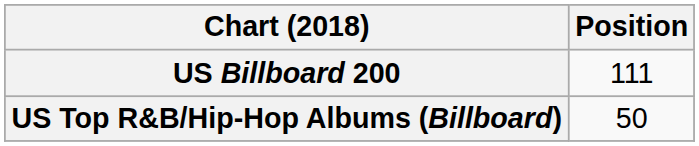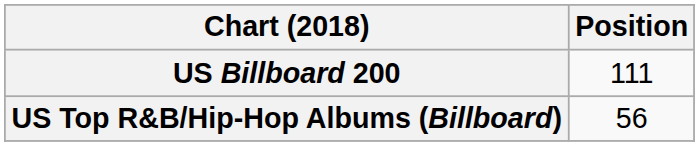(632, 118) 50 -> (632, 118) 56
